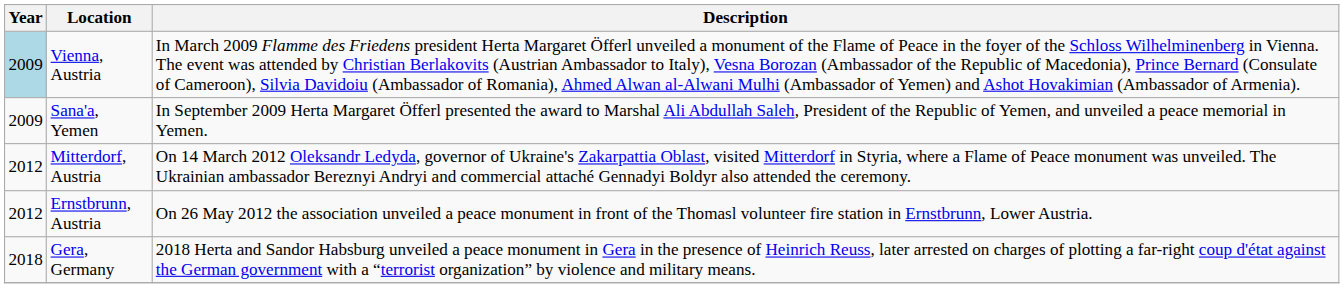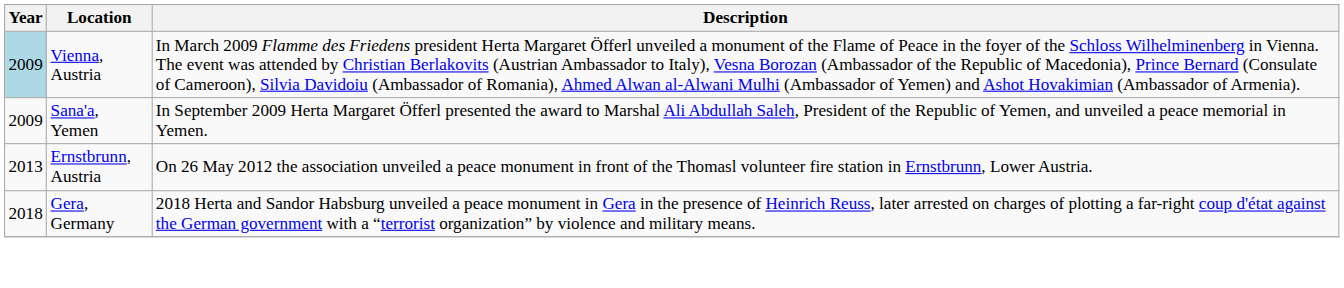- row: (88, 166)
(26, 213) 2012 -> (26, 166) 2013
